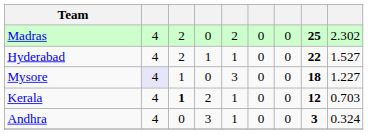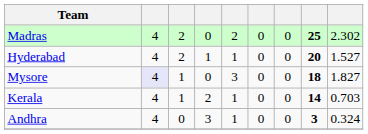(314, 56) 22 -> (314, 56) 20
(345, 77) 1.227 -> (345, 77) 1.827
(181, 98) bold -> (181, 98) normal
(314, 98) 12 -> (314, 98) 14
